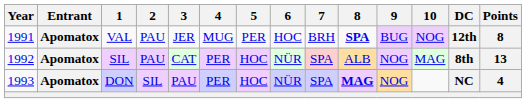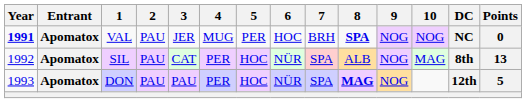(21, 36) normal -> (21, 36) bold
(394, 36) BUG -> (394, 36) NOG
(464, 36) 12th -> (464, 36) NC
(500, 36) 8 -> (500, 36) 0
(152, 80) SIL -> (152, 80) PAU
(464, 80) NC -> (464, 80) 12th
(500, 80) 4 -> (500, 80) 5
